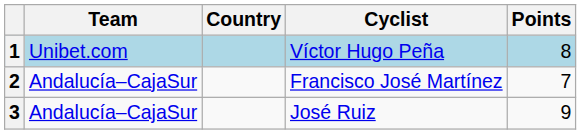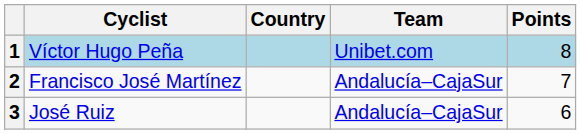columns swapped: (396, 19) <-> (113, 19)
(566, 112) 9 -> (566, 112) 6
